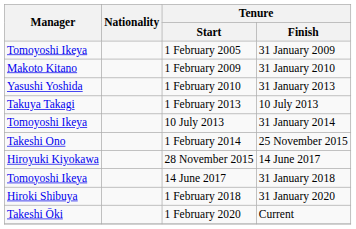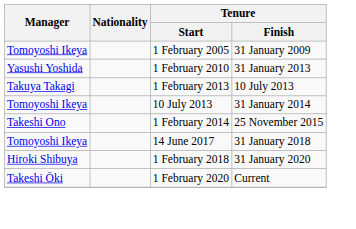- row: (203, 68)
- row: (209, 159)
